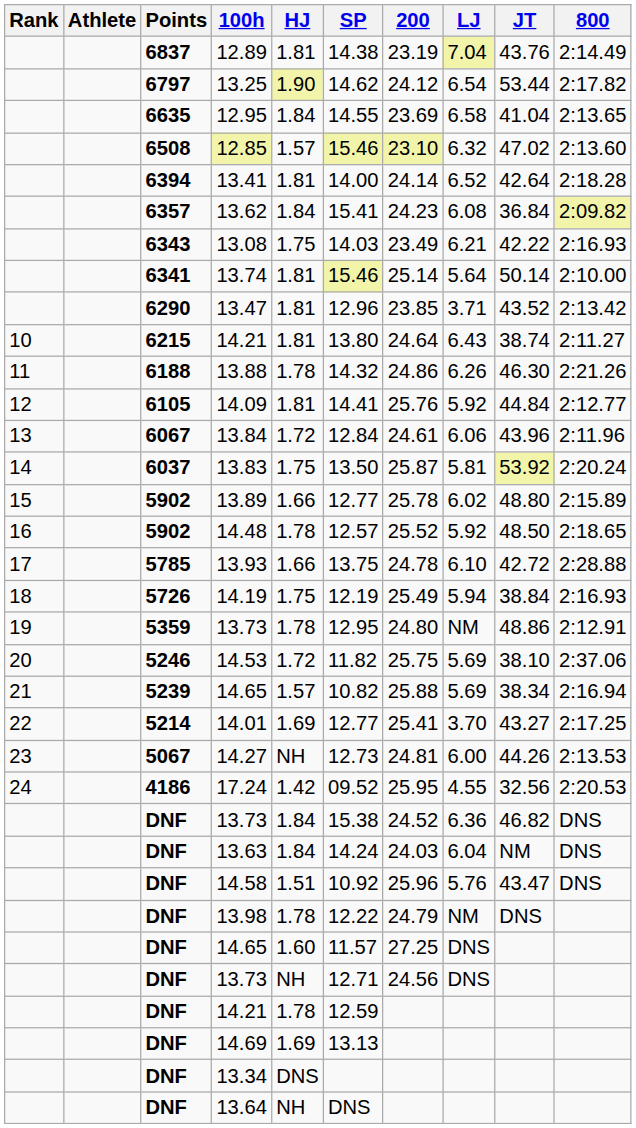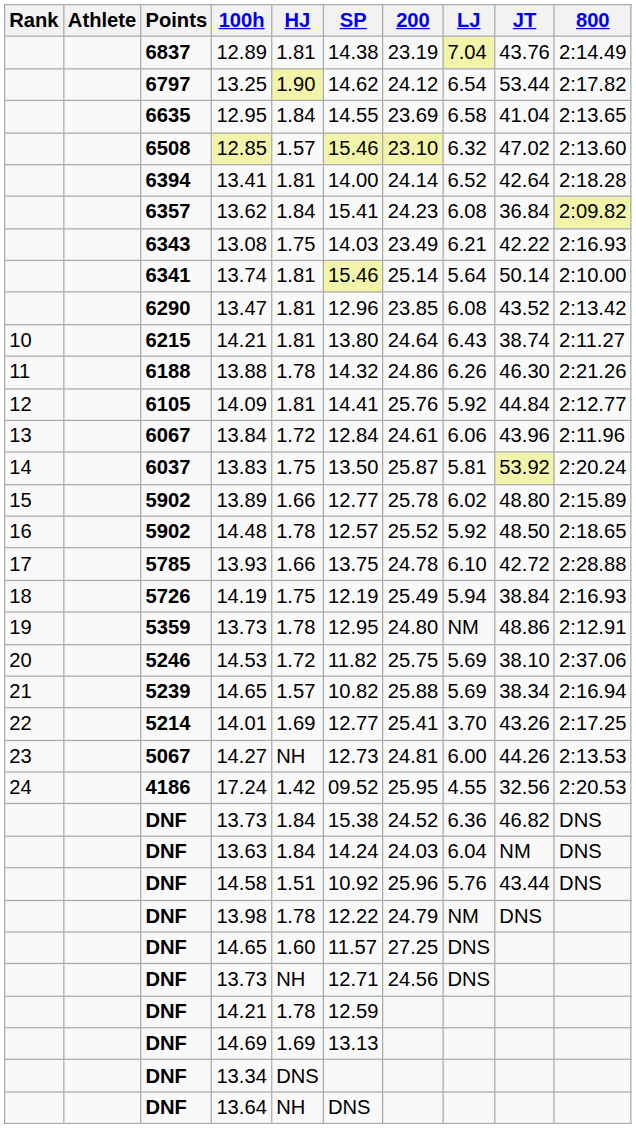(467, 308) 3.71 -> (467, 308) 6.08
(525, 723) 43.27 -> (525, 723) 43.26
(525, 883) 43.47 -> (525, 883) 43.44
